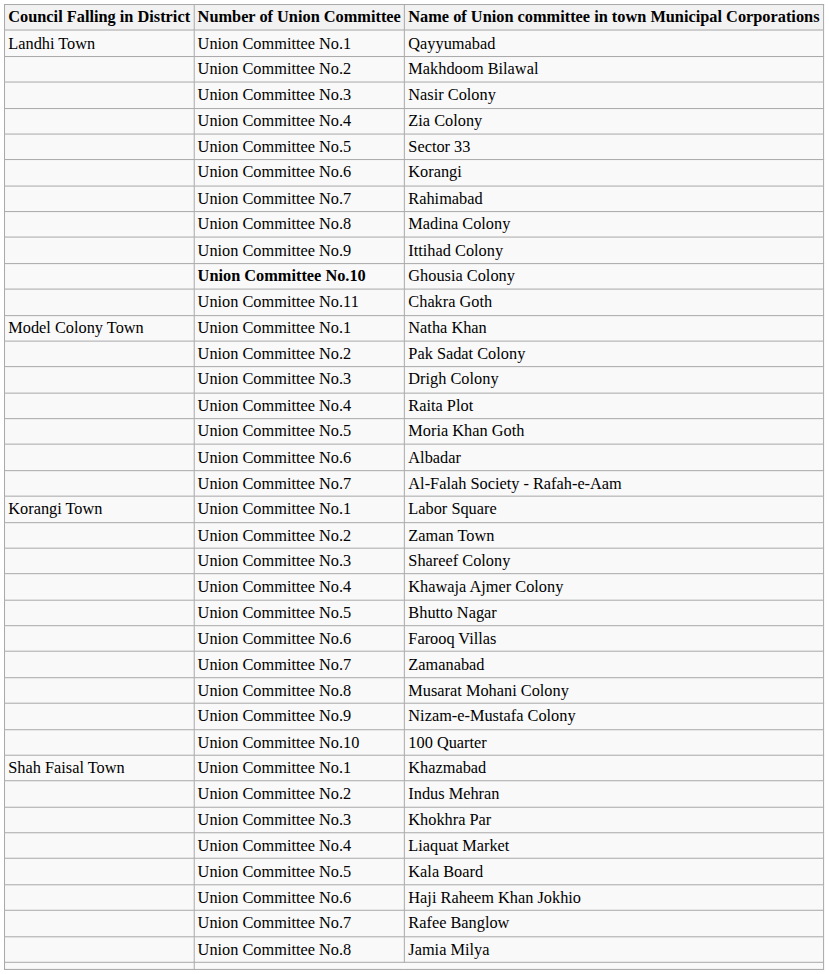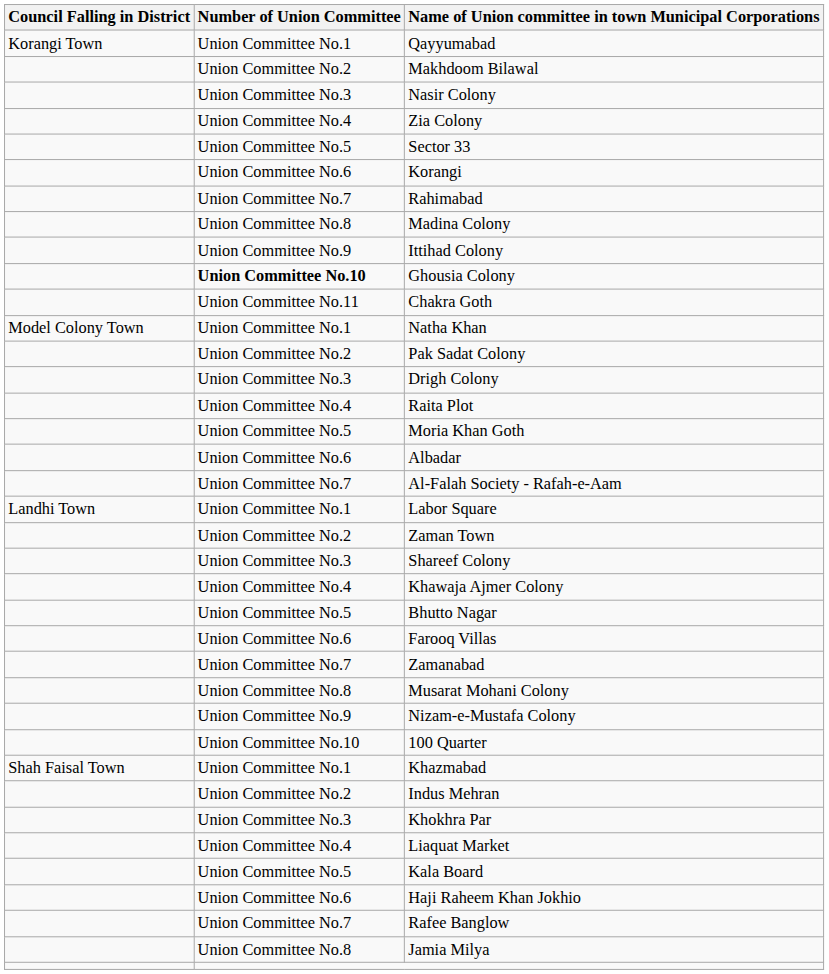(52, 43) Landhi Town -> (55, 43) Korangi Town
(55, 509) Korangi Town -> (52, 509) Landhi Town
